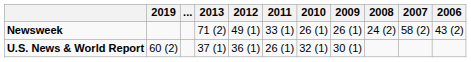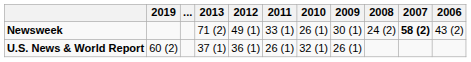(348, 30) 26 (1) -> (348, 30) 30 (1)
(415, 30) normal -> (415, 30) bold
(348, 48) 30 (1) -> (348, 48) 26 (1)
